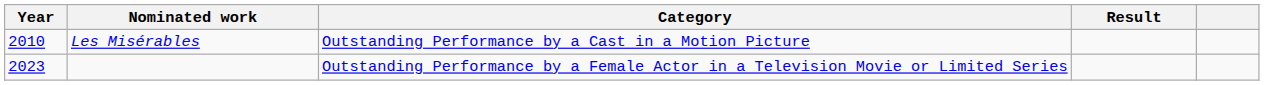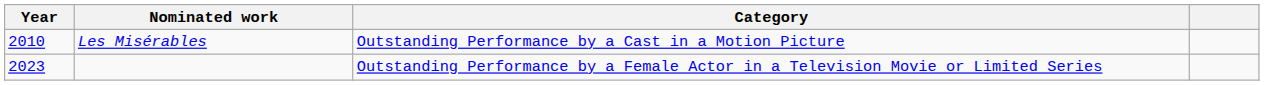- column: (1134, 17)
